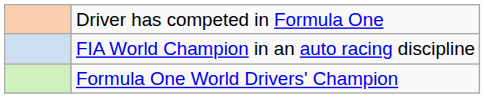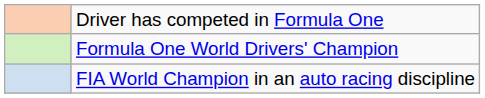rows swapped: (237, 78) <-> (276, 49)
